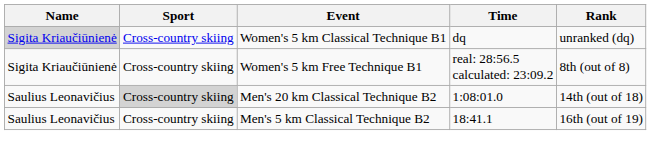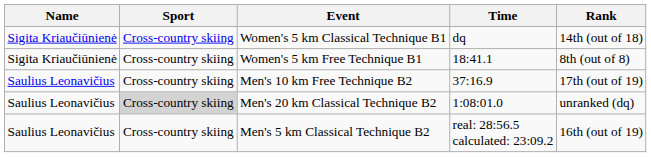(62, 37) lightgrey background -> (62, 37) no background
(597, 37) unranked (dq) -> (601, 37) 14th (out of 18)
(503, 67) real: 28:56.5 calculated: 23:09.2 -> (473, 59) 18:41.1
+ row: (326, 81)
(601, 97) 14th (out of 18) -> (597, 103) unranked (dq)
(473, 118) 18:41.1 -> (503, 132) real: 28:56.5 calculated: 23:09.2
